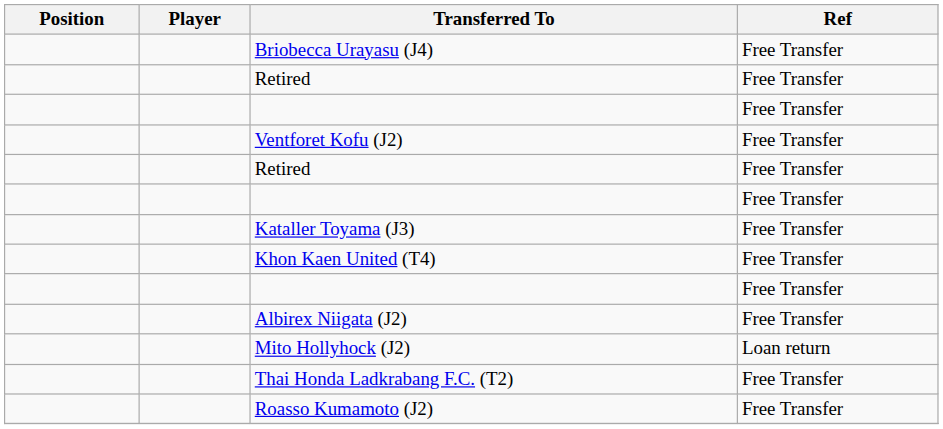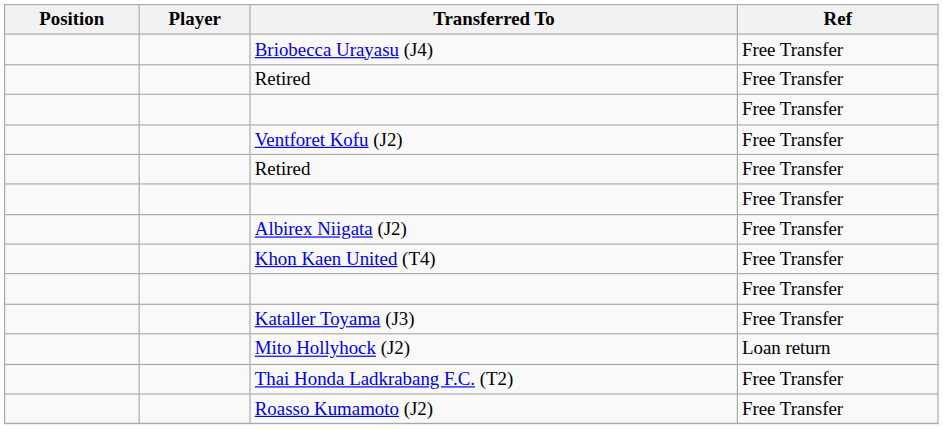rows swapped: (331, 318) <-> (335, 229)
